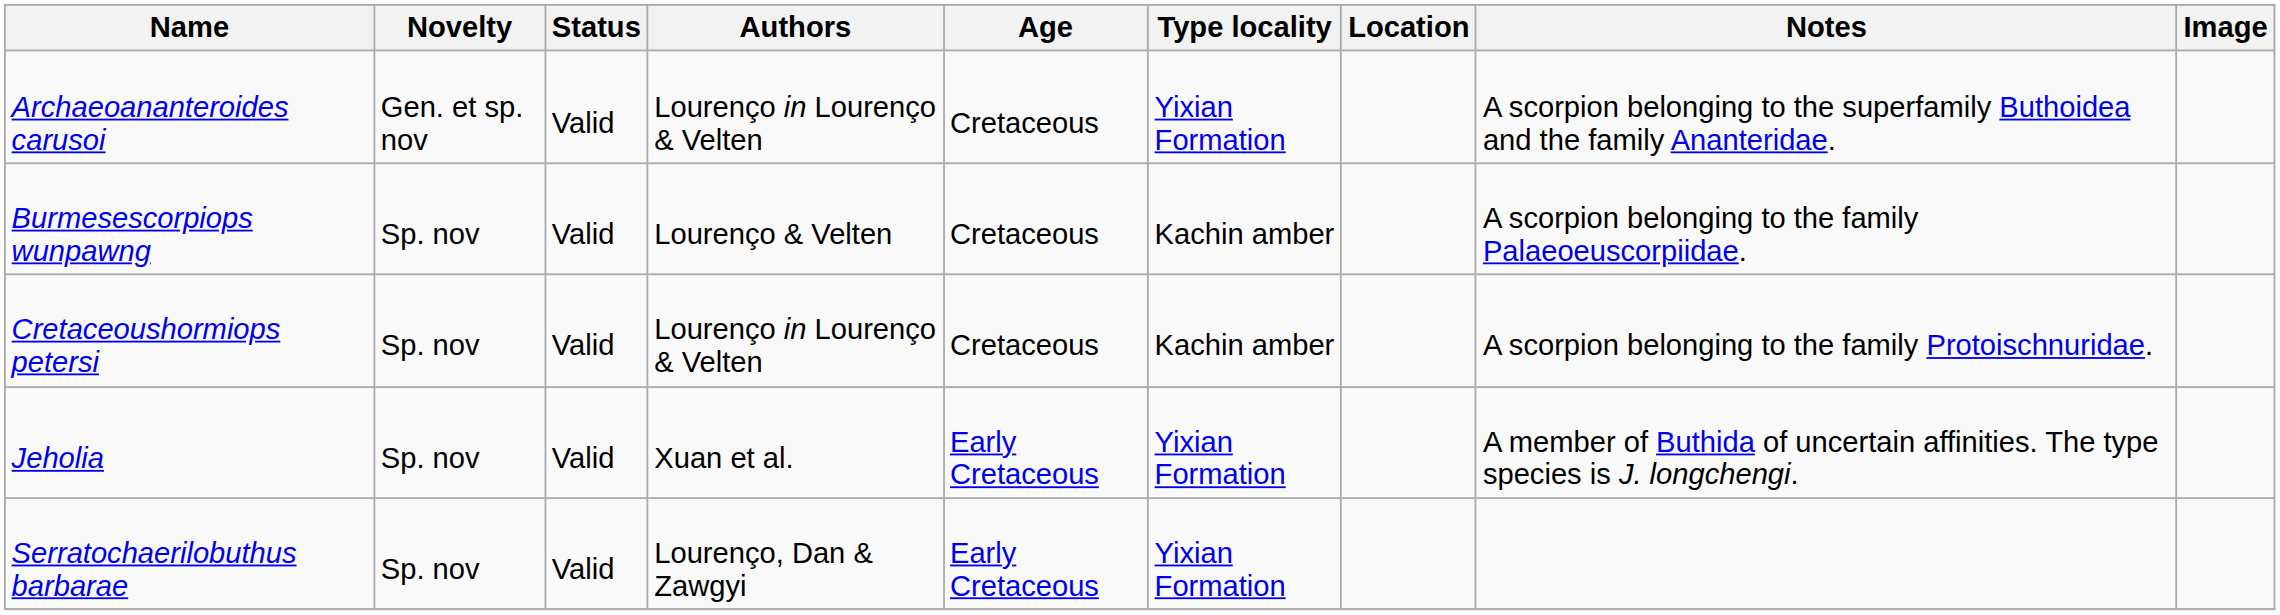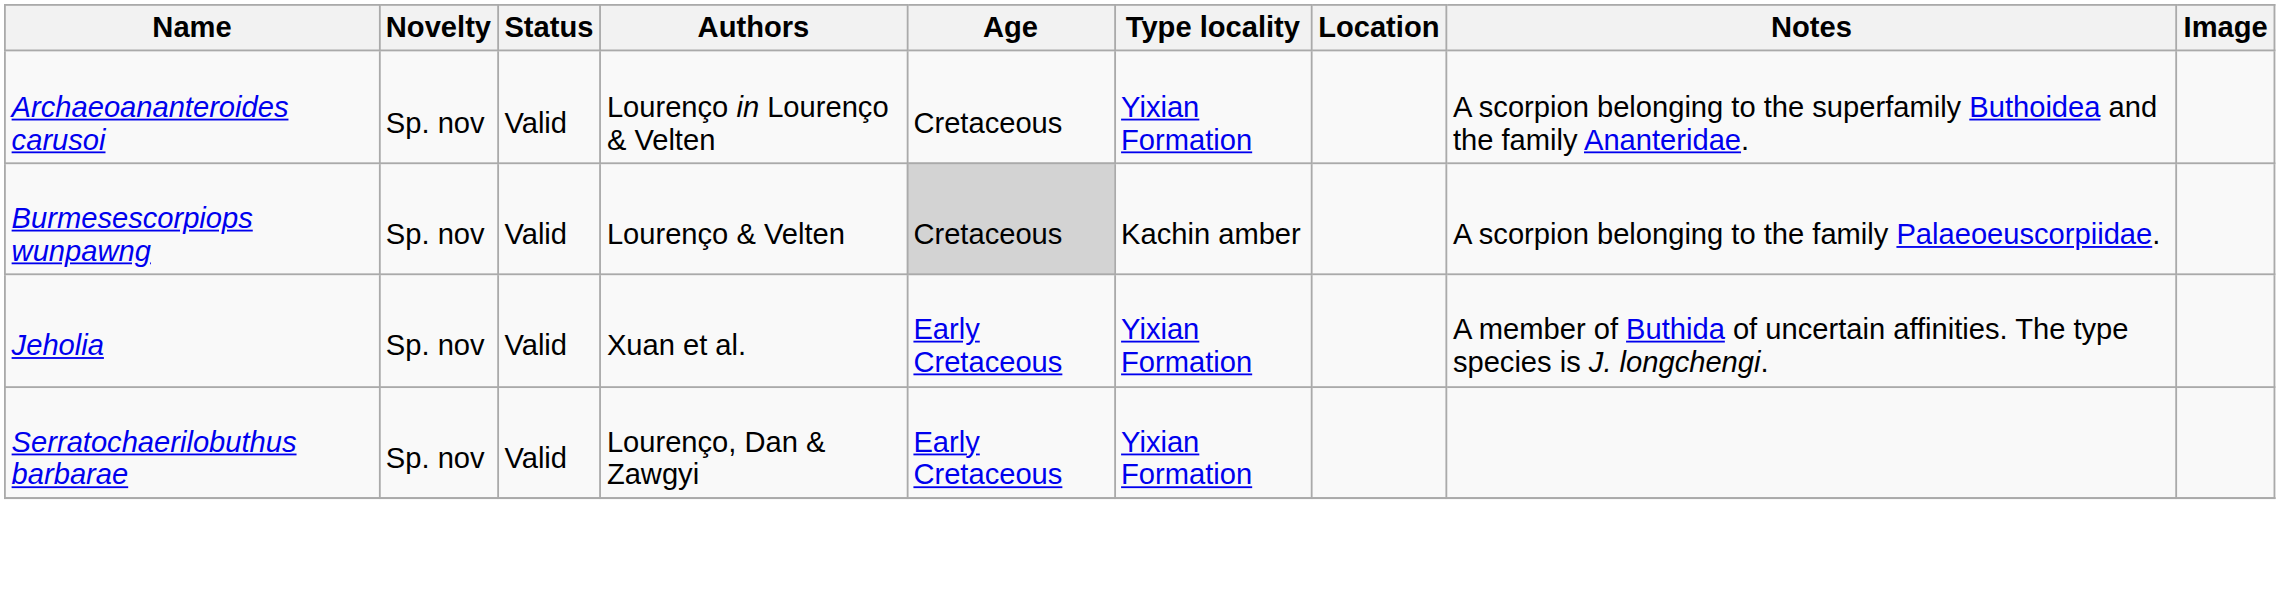(452, 122) Gen. et sp. nov -> (435, 122) Sp. nov
(1024, 234) no background -> (988, 234) lightgrey background
- row: (146, 346)
